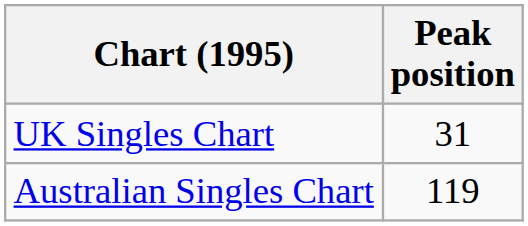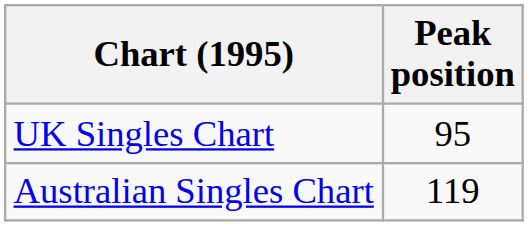(453, 132) 31 -> (453, 132) 95
